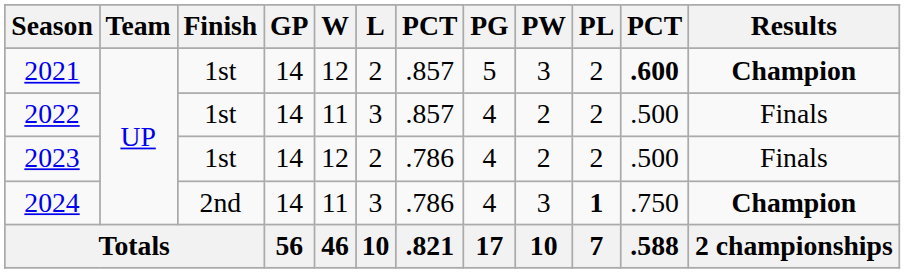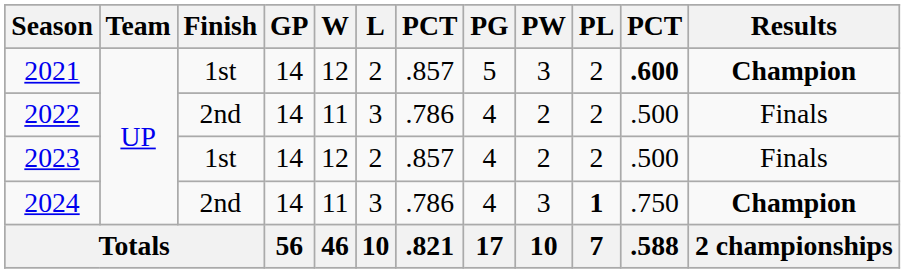(220, 114) 1st -> (220, 114) 2nd
(430, 114) .857 -> (430, 114) .786
(430, 158) .786 -> (430, 158) .857
